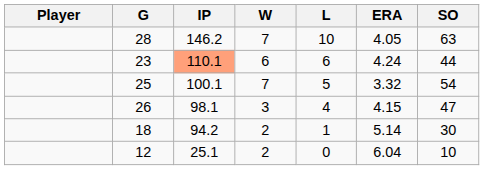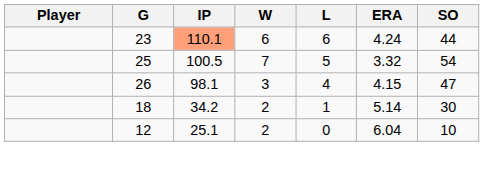- row: (143, 38)
(204, 84) 100.1 -> (204, 61) 100.5
(204, 130) 94.2 -> (204, 107) 34.2
